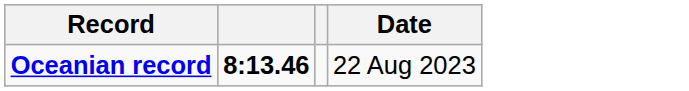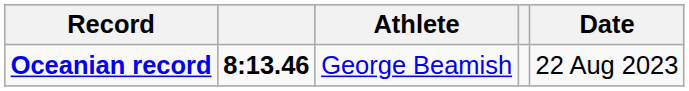+ column: (417, 24)
